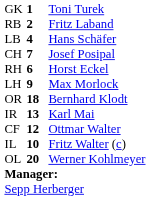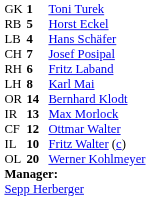(30, 24) 2 -> (30, 24) 5
(81, 24) Fritz Laband -> (78, 24) Horst Eckel
(78, 69) Horst Eckel -> (81, 69) Fritz Laband
(30, 84) 9 -> (30, 84) 8
(83, 84) Max Morlock -> (71, 84) Karl Mai
(33, 99) 18 -> (33, 99) 14
(71, 114) Karl Mai -> (83, 114) Max Morlock
